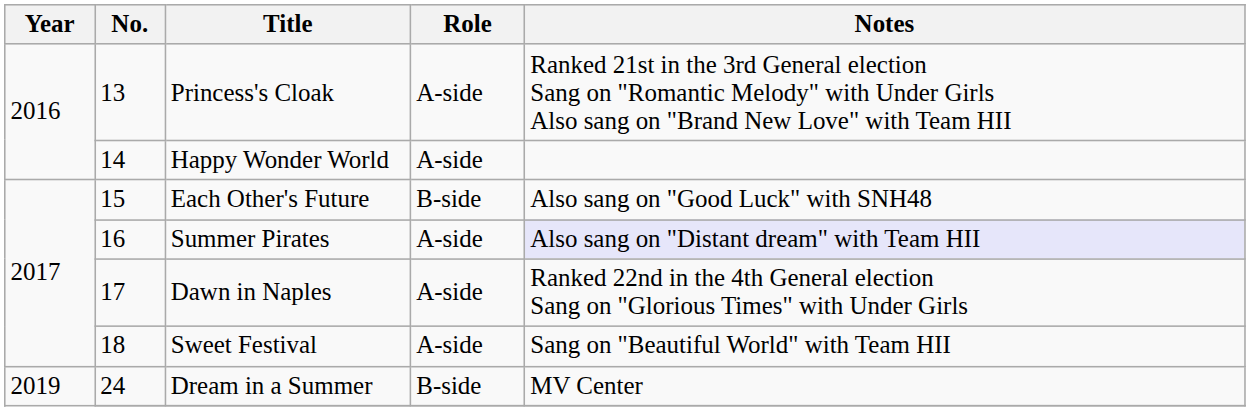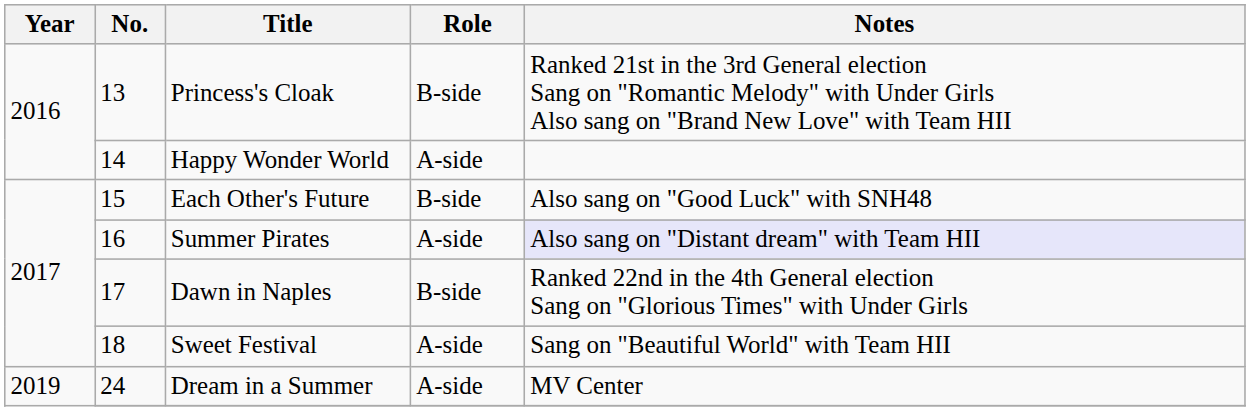(450, 91) A-side -> (449, 91) B-side
(450, 292) A-side -> (449, 292) B-side
(449, 385) B-side -> (450, 385) A-side
